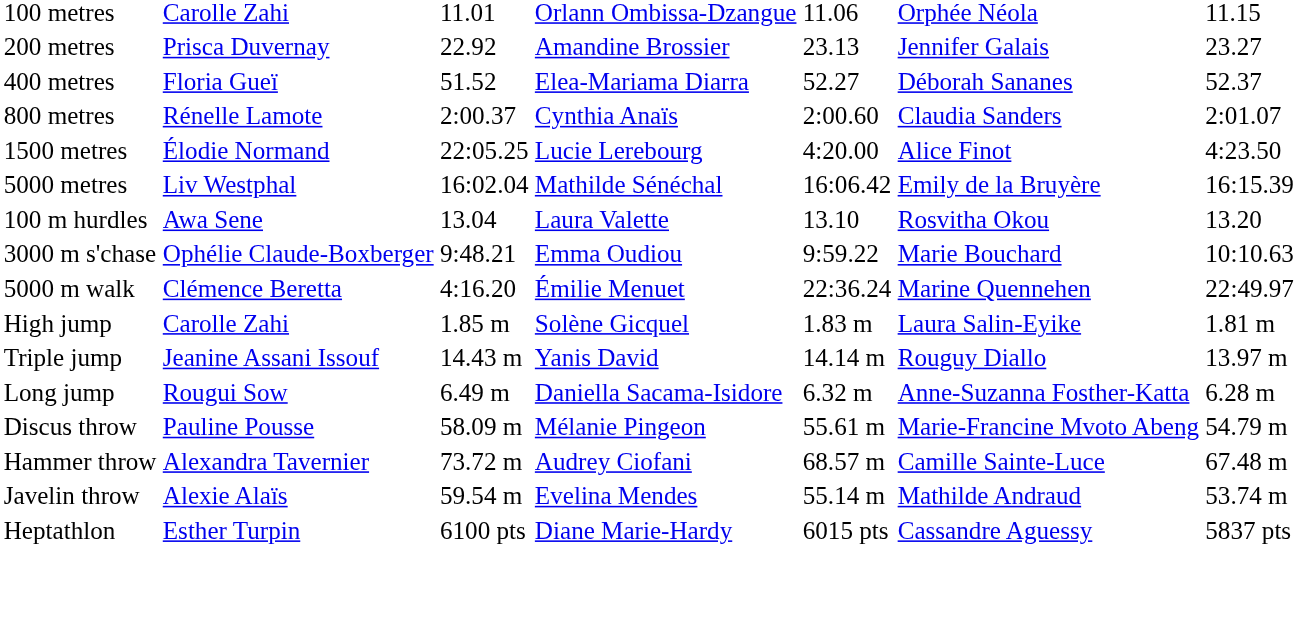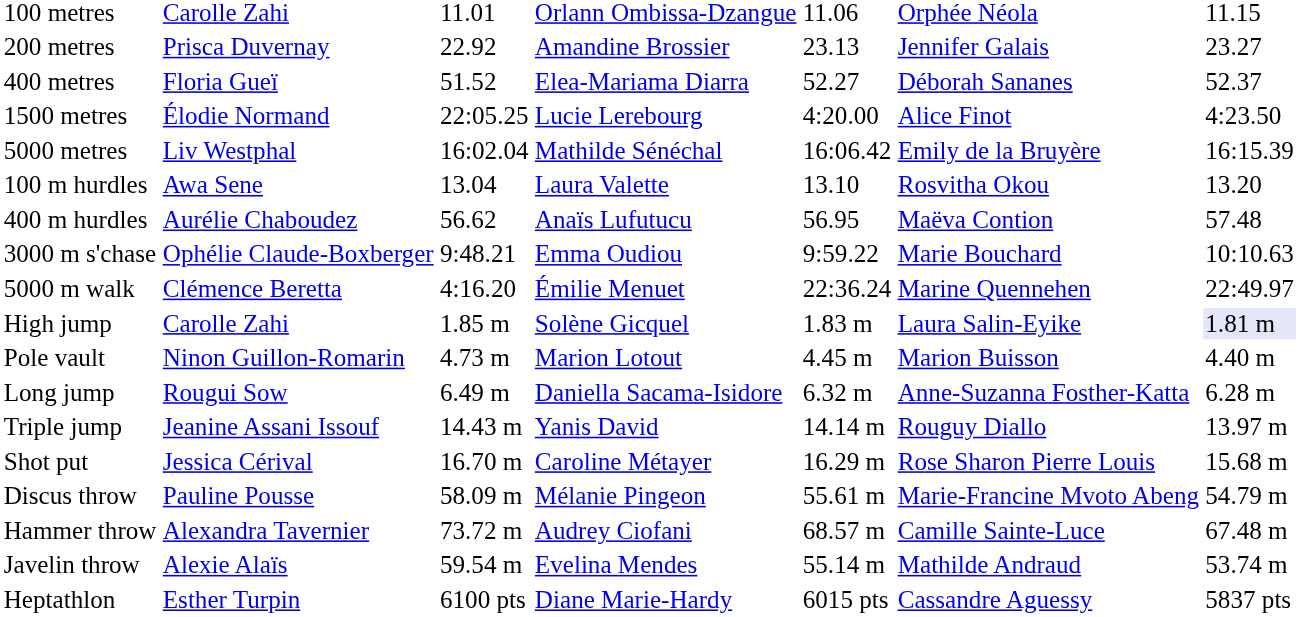- row: (59, 116)
+ row: (76, 219)
(1240, 323) no background -> (1240, 323) lavender background
+ row: (54, 357)
rows swapped: (59, 392) <-> (63, 357)
+ row: (46, 461)
